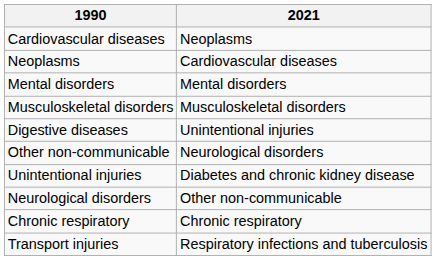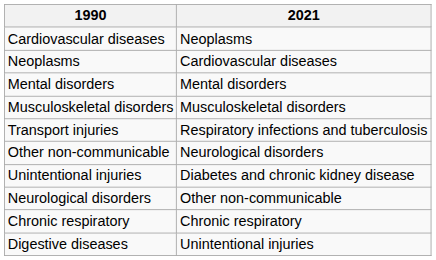rows swapped: (63, 244) <-> (68, 130)
